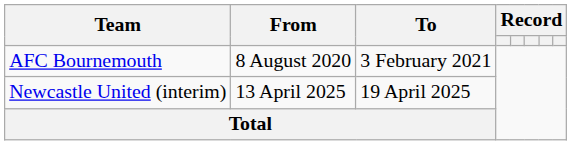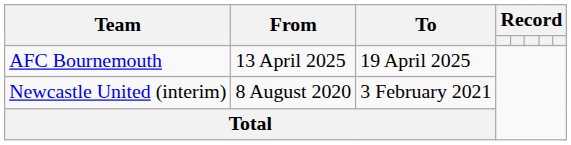(293, 60) 8 August 2020 -> (291, 60) 13 April 2025
(426, 60) 3 February 2021 -> (415, 60) 19 April 2025
(291, 92) 13 April 2025 -> (293, 92) 8 August 2020
(415, 92) 19 April 2025 -> (426, 92) 3 February 2021
